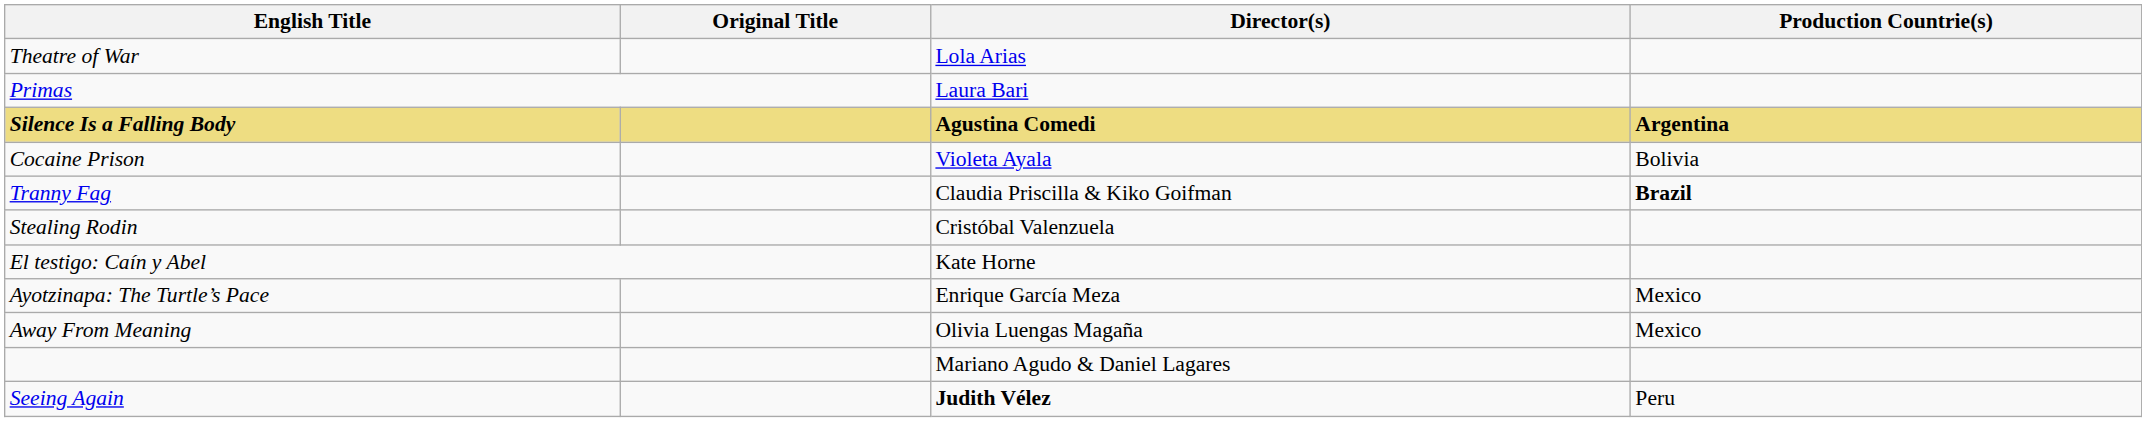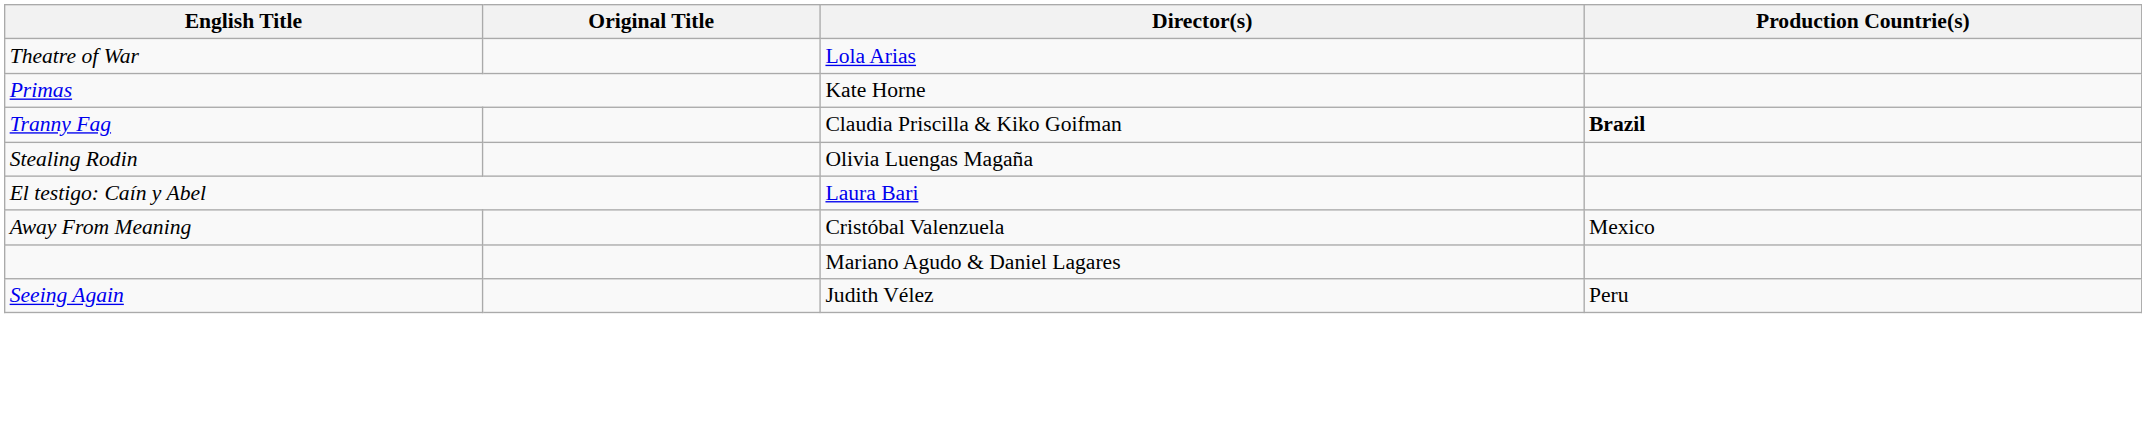(982, 90) Laura Bari -> (876, 90) Kate Horne
- row: (122, 124)
- row: (77, 158)
(1025, 227) Cristóbal Valenzuela -> (929, 158) Olivia Luengas Magaña
(985, 261) Kate Horne -> (872, 192) Laura Bari
- row: (139, 295)
(1039, 329) Olivia Luengas Magaña -> (915, 227) Cristóbal Valenzuela
(993, 398) bold -> (880, 295) normal
